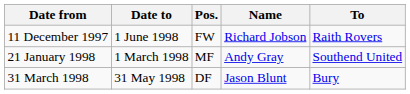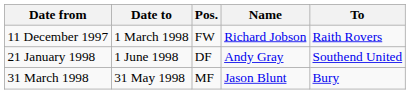(146, 36) 1 June 1998 -> (151, 36) 1 March 1998
(151, 57) 1 March 1998 -> (146, 57) 1 June 1998
(204, 57) MF -> (203, 57) DF
(203, 78) DF -> (204, 78) MF
